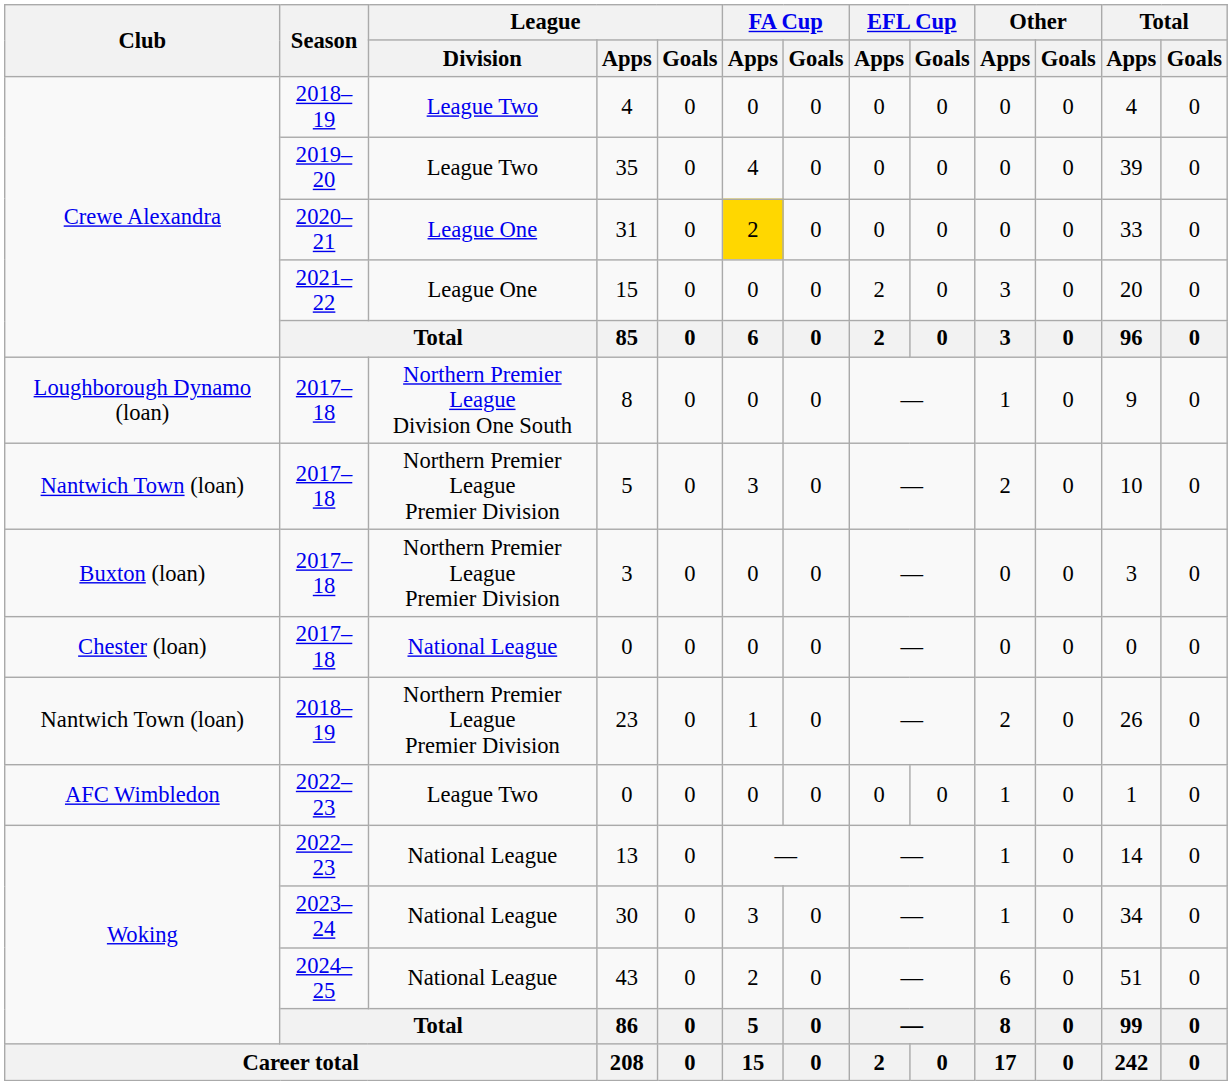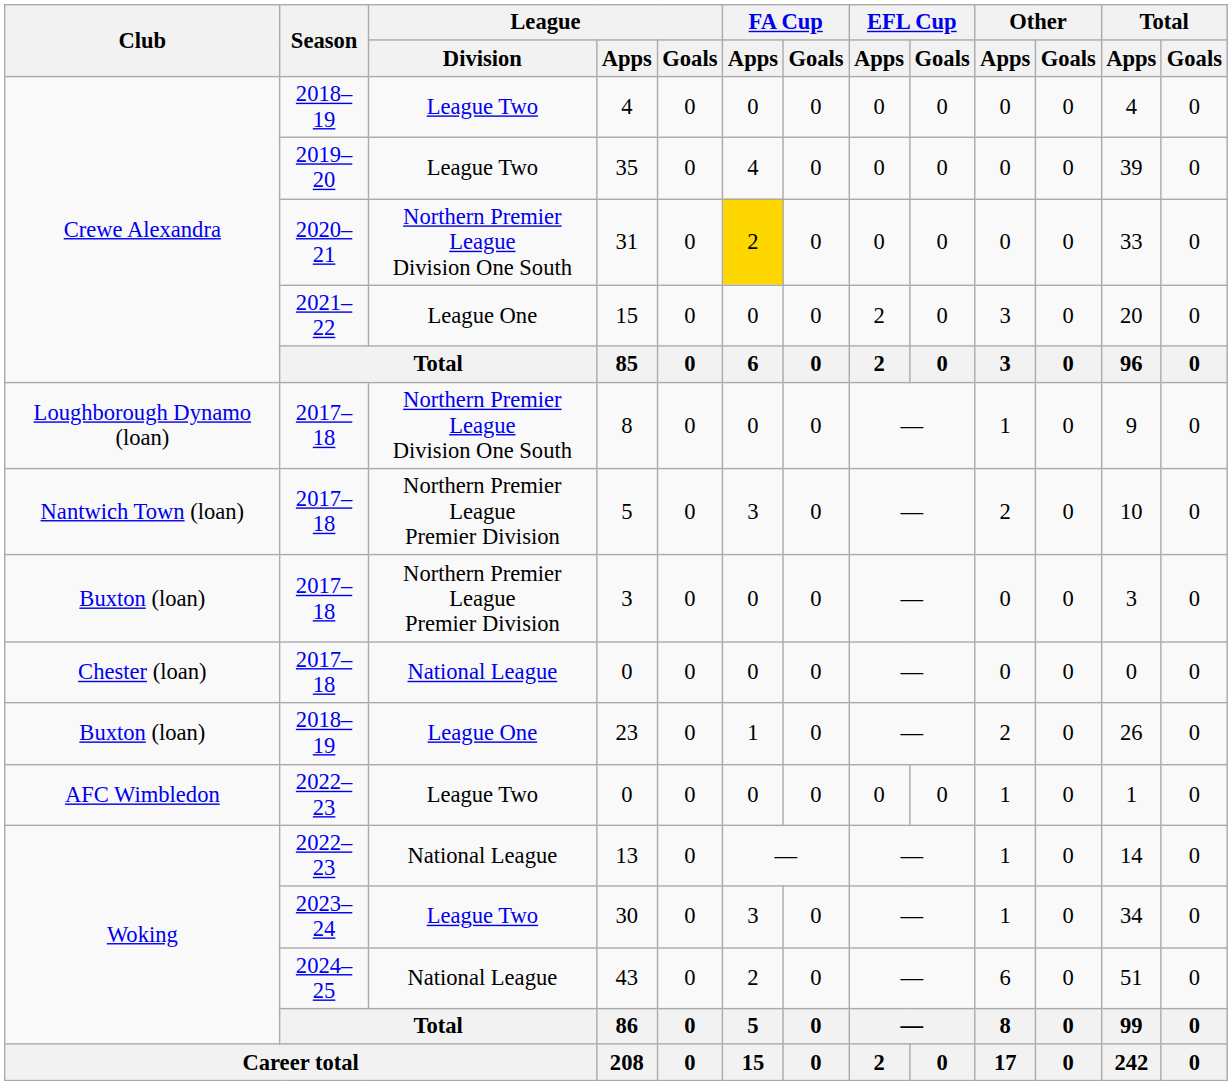(482, 228) League One -> (482, 241) Northern Premier League Division One South
(142, 720) Nantwich Town (loan) -> (142, 733) Buxton (loan)
(482, 720) Northern Premier League Premier Division -> (482, 733) League One
(482, 916) National League -> (482, 916) League Two
